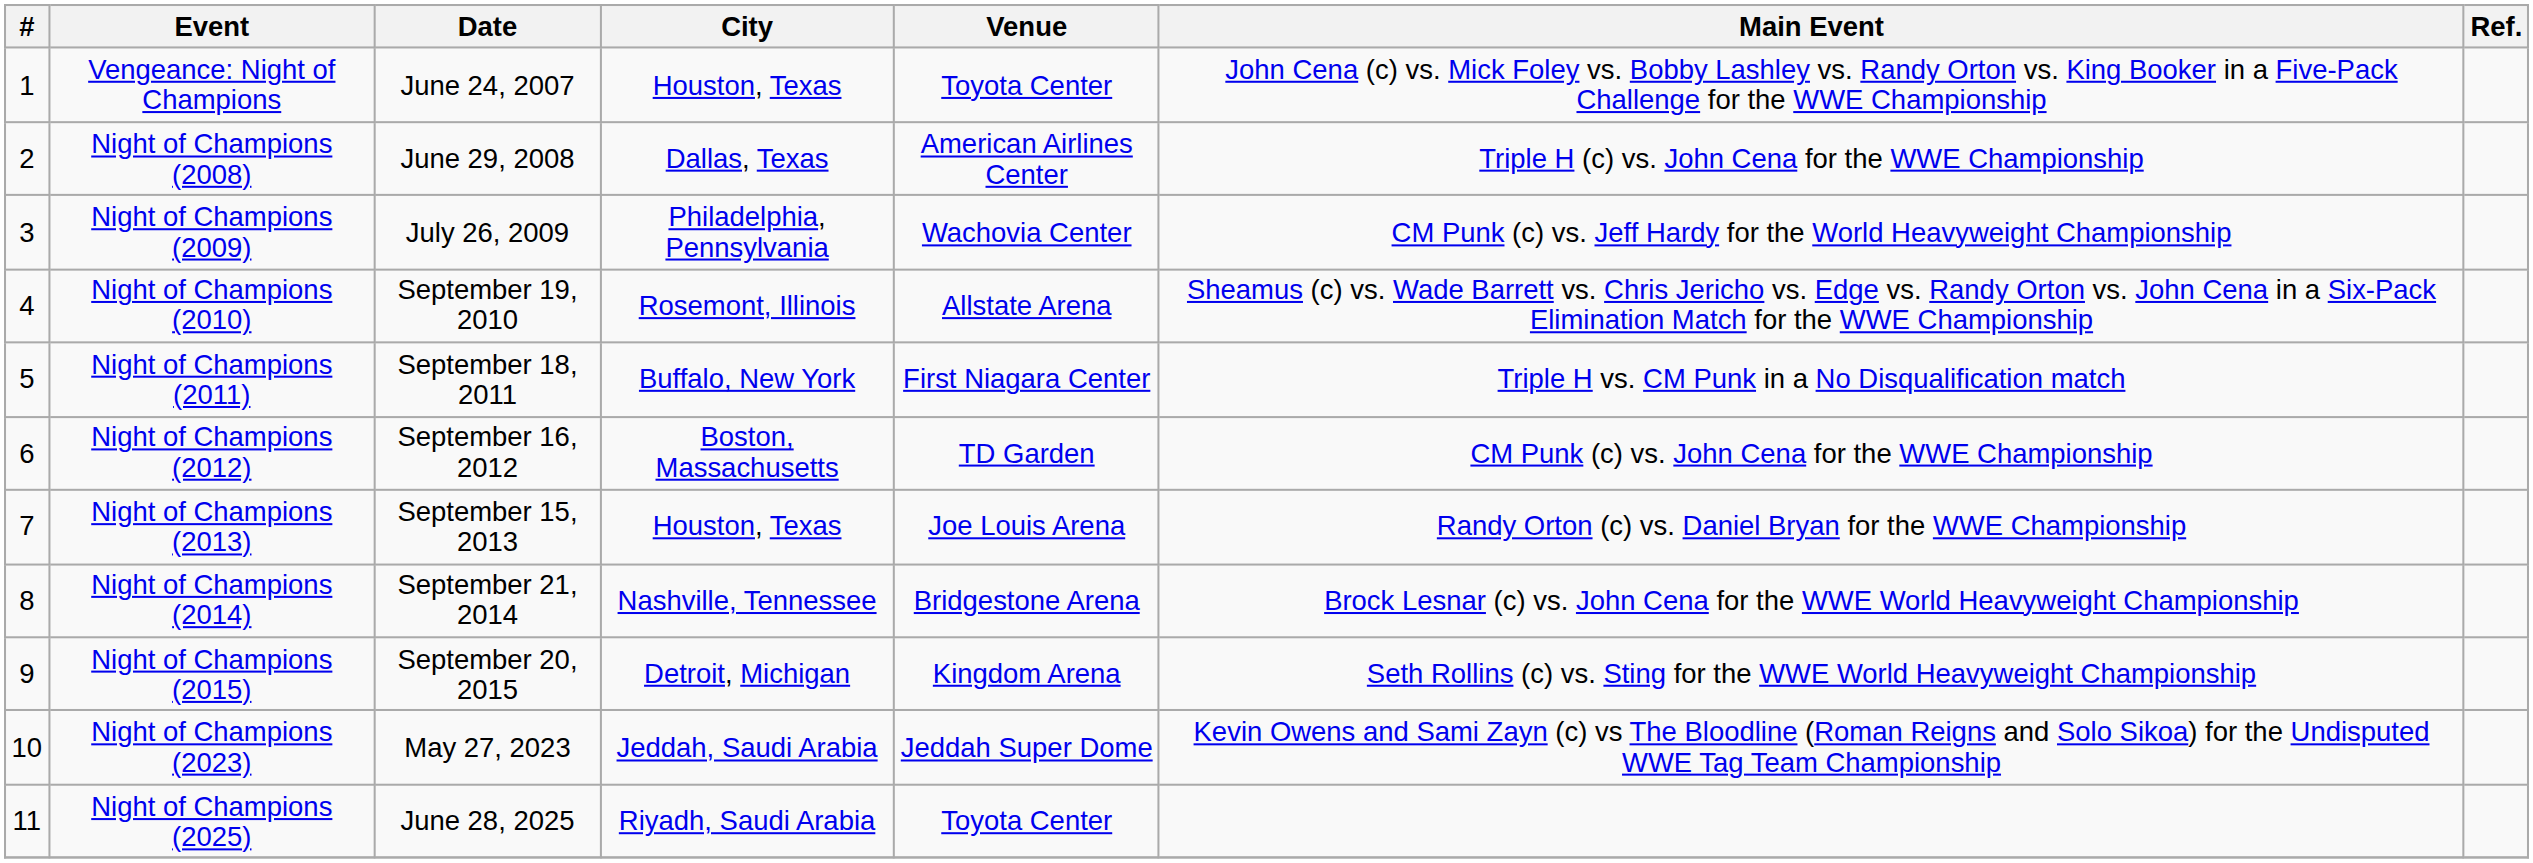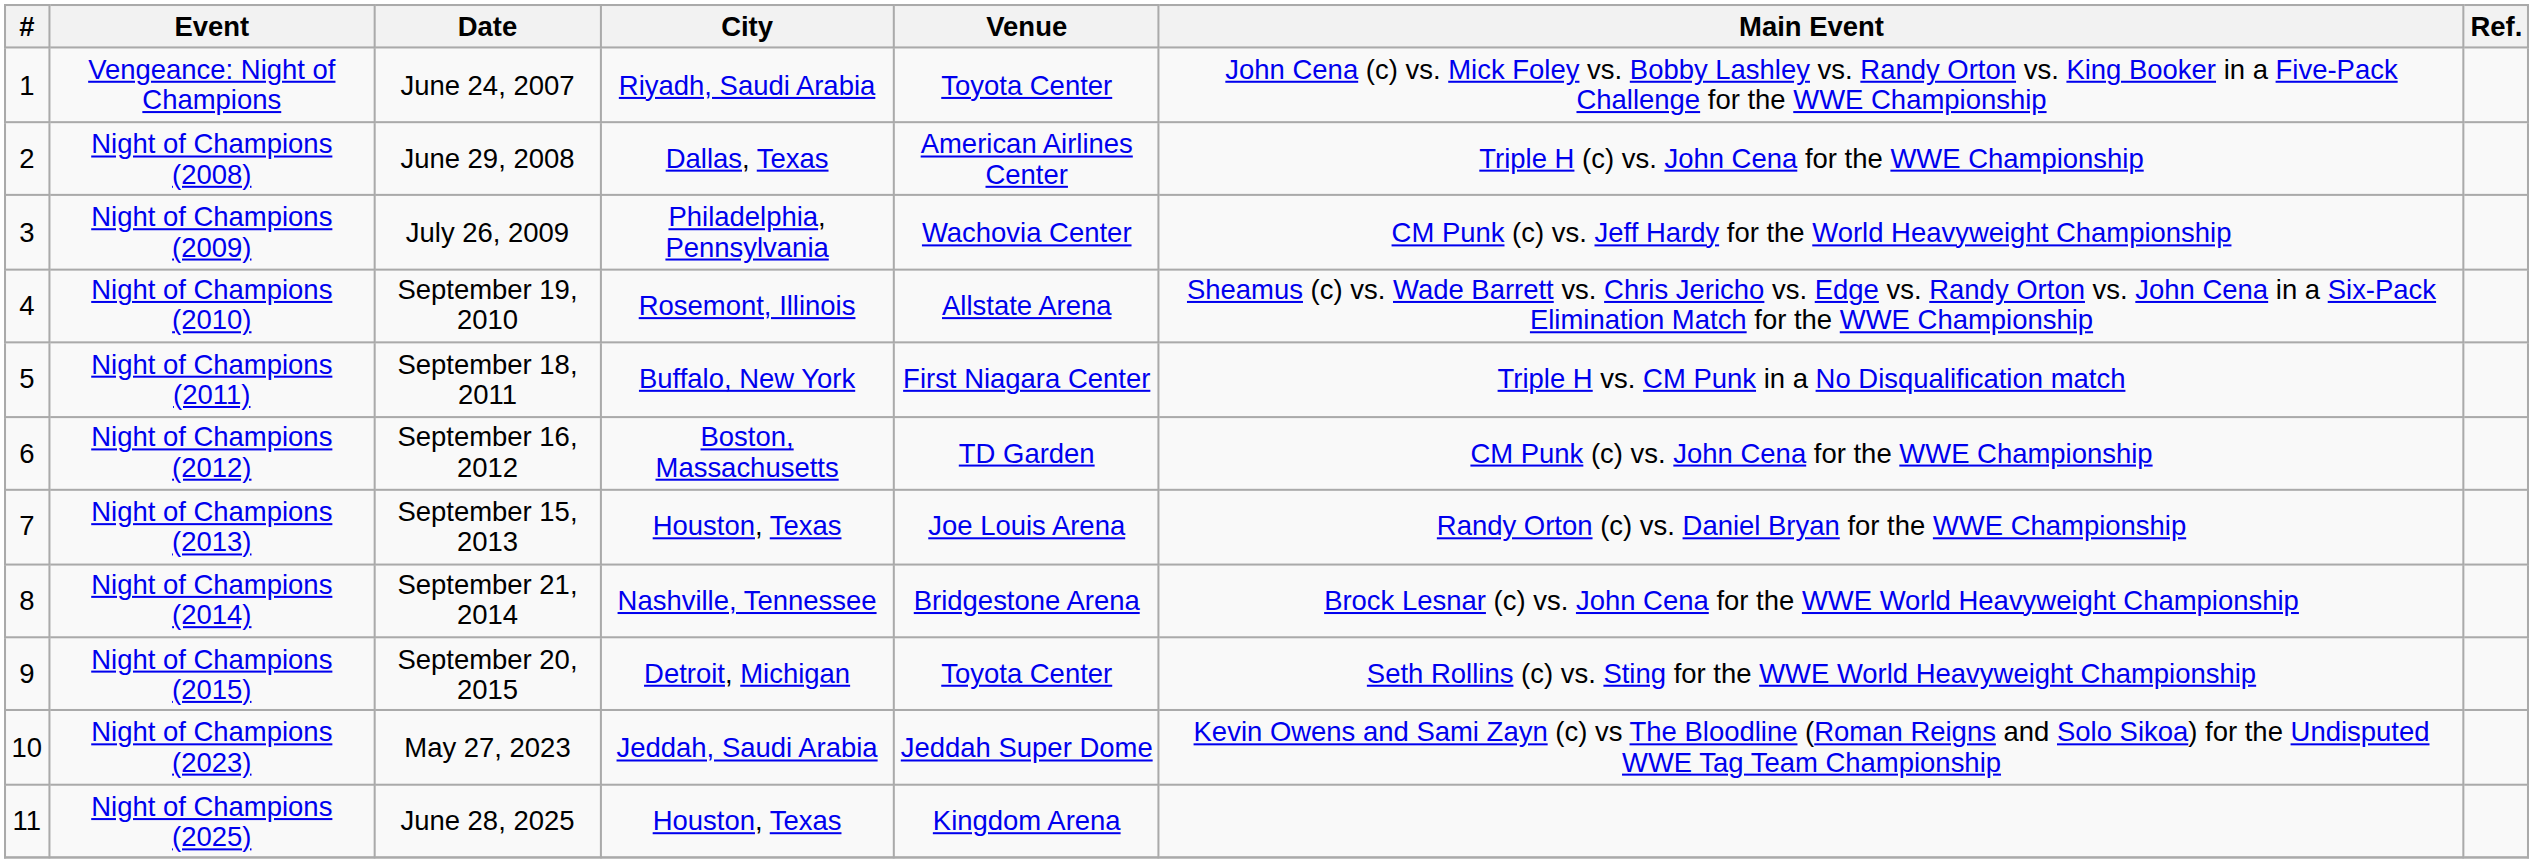(747, 85) Houston, Texas -> (747, 85) Riyadh, Saudi Arabia
(1027, 674) Kingdom Arena -> (1027, 674) Toyota Center
(747, 821) Riyadh, Saudi Arabia -> (747, 821) Houston, Texas
(1027, 821) Toyota Center -> (1027, 821) Kingdom Arena
